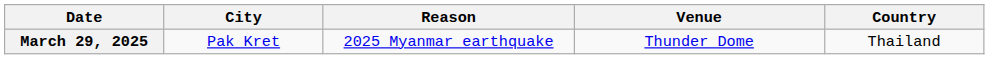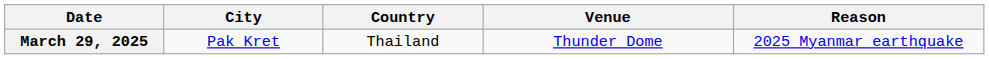columns swapped: (904, 17) <-> (449, 17)
